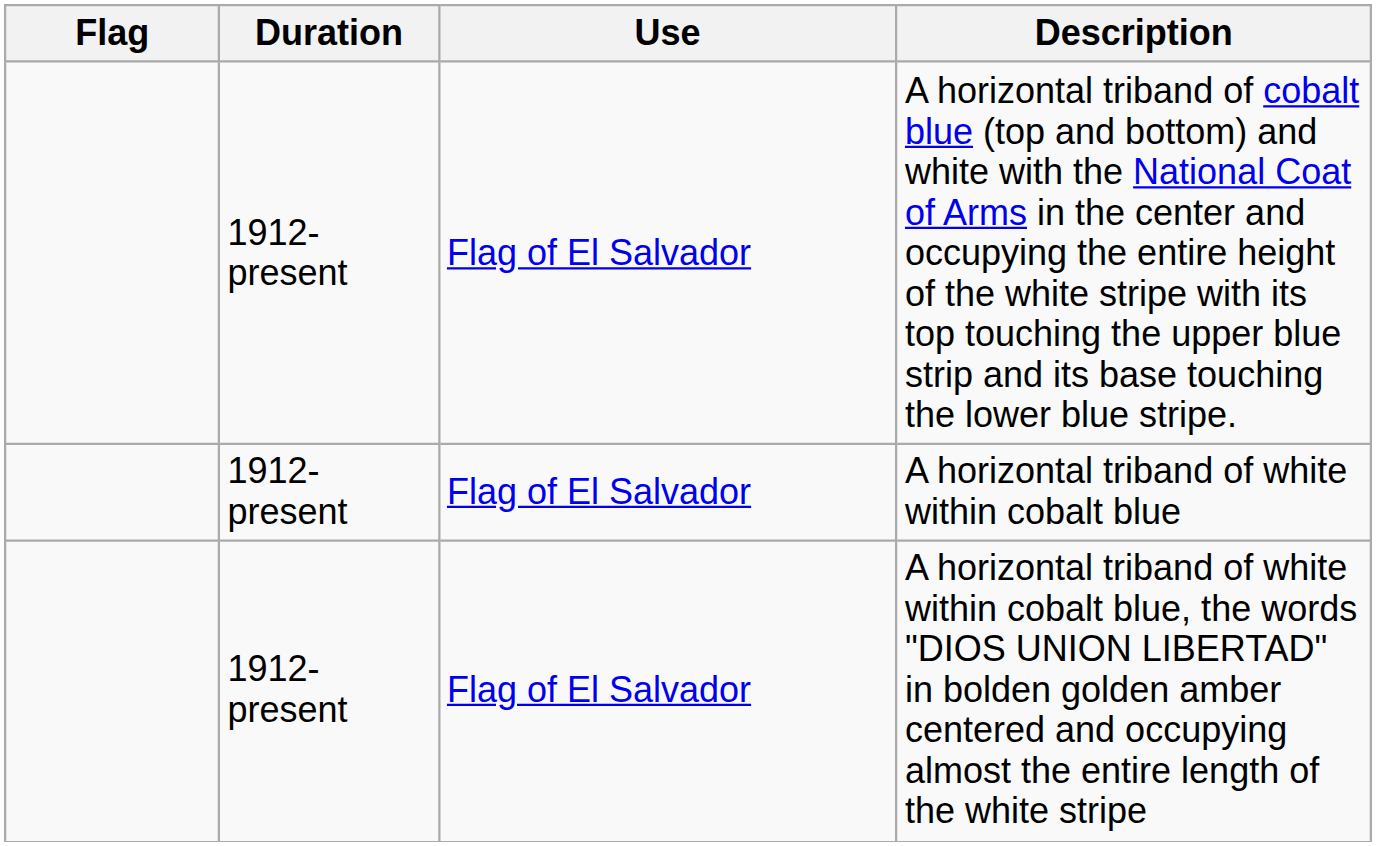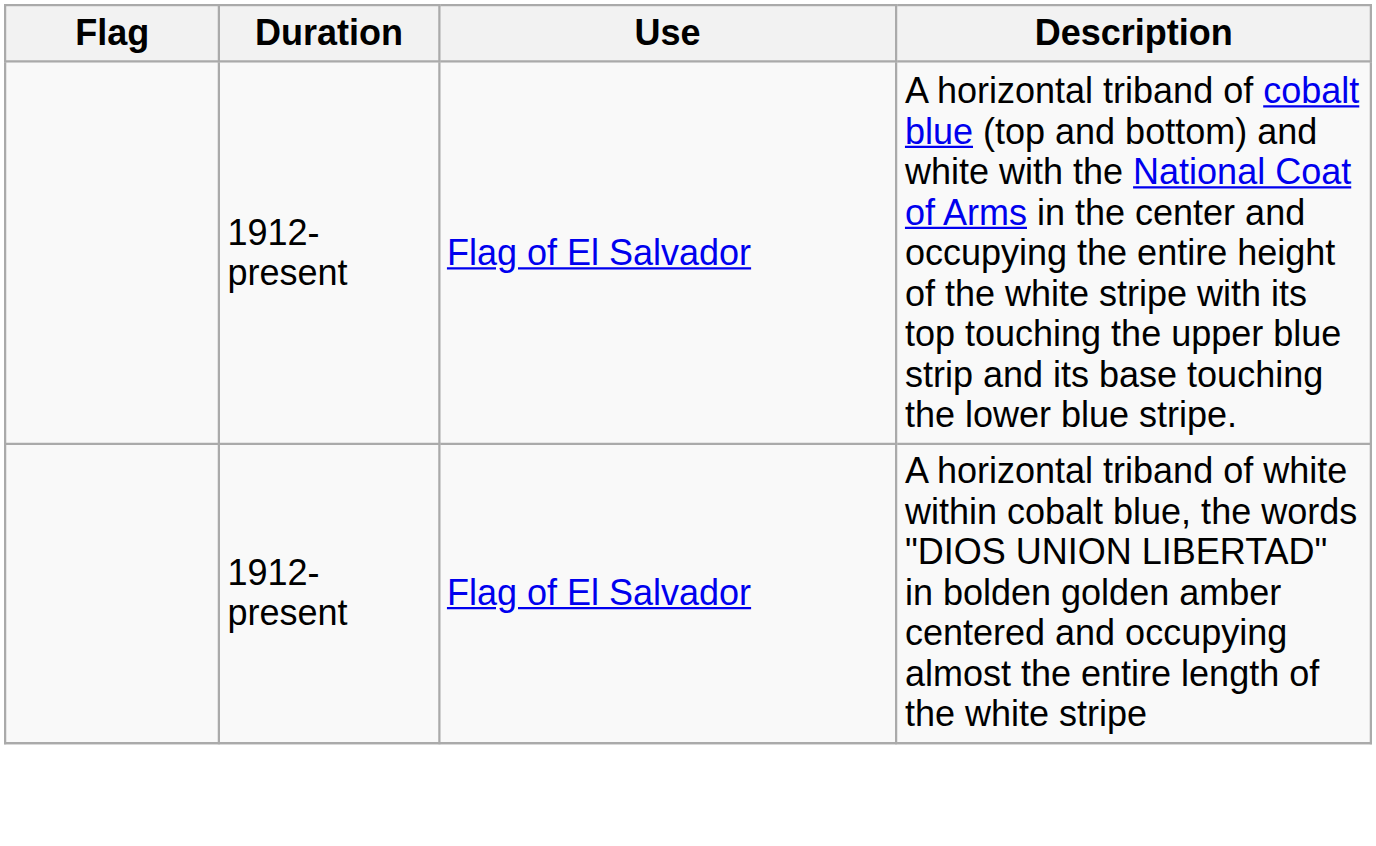- row: (1126, 491)
